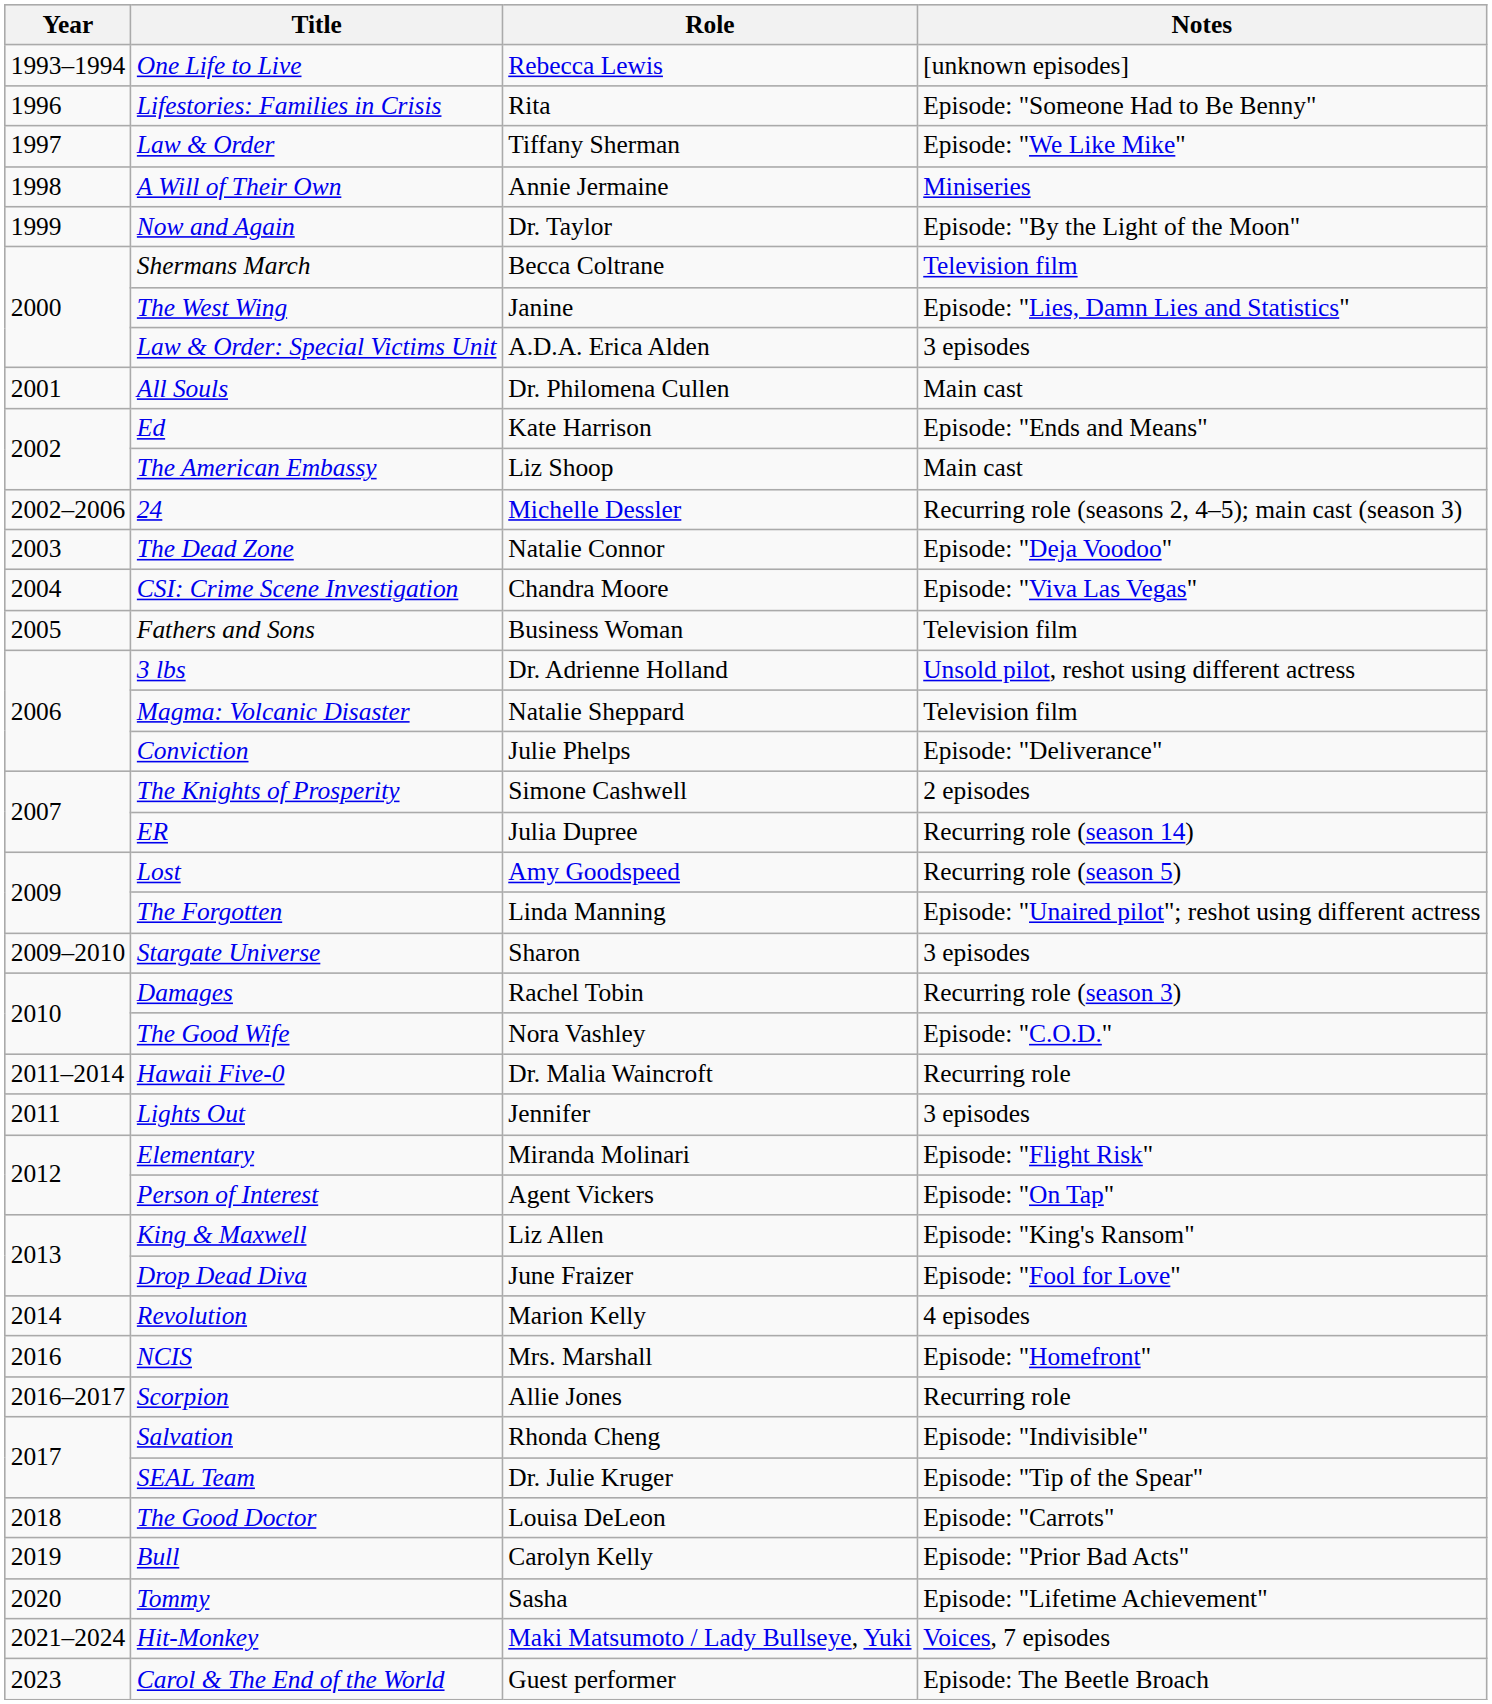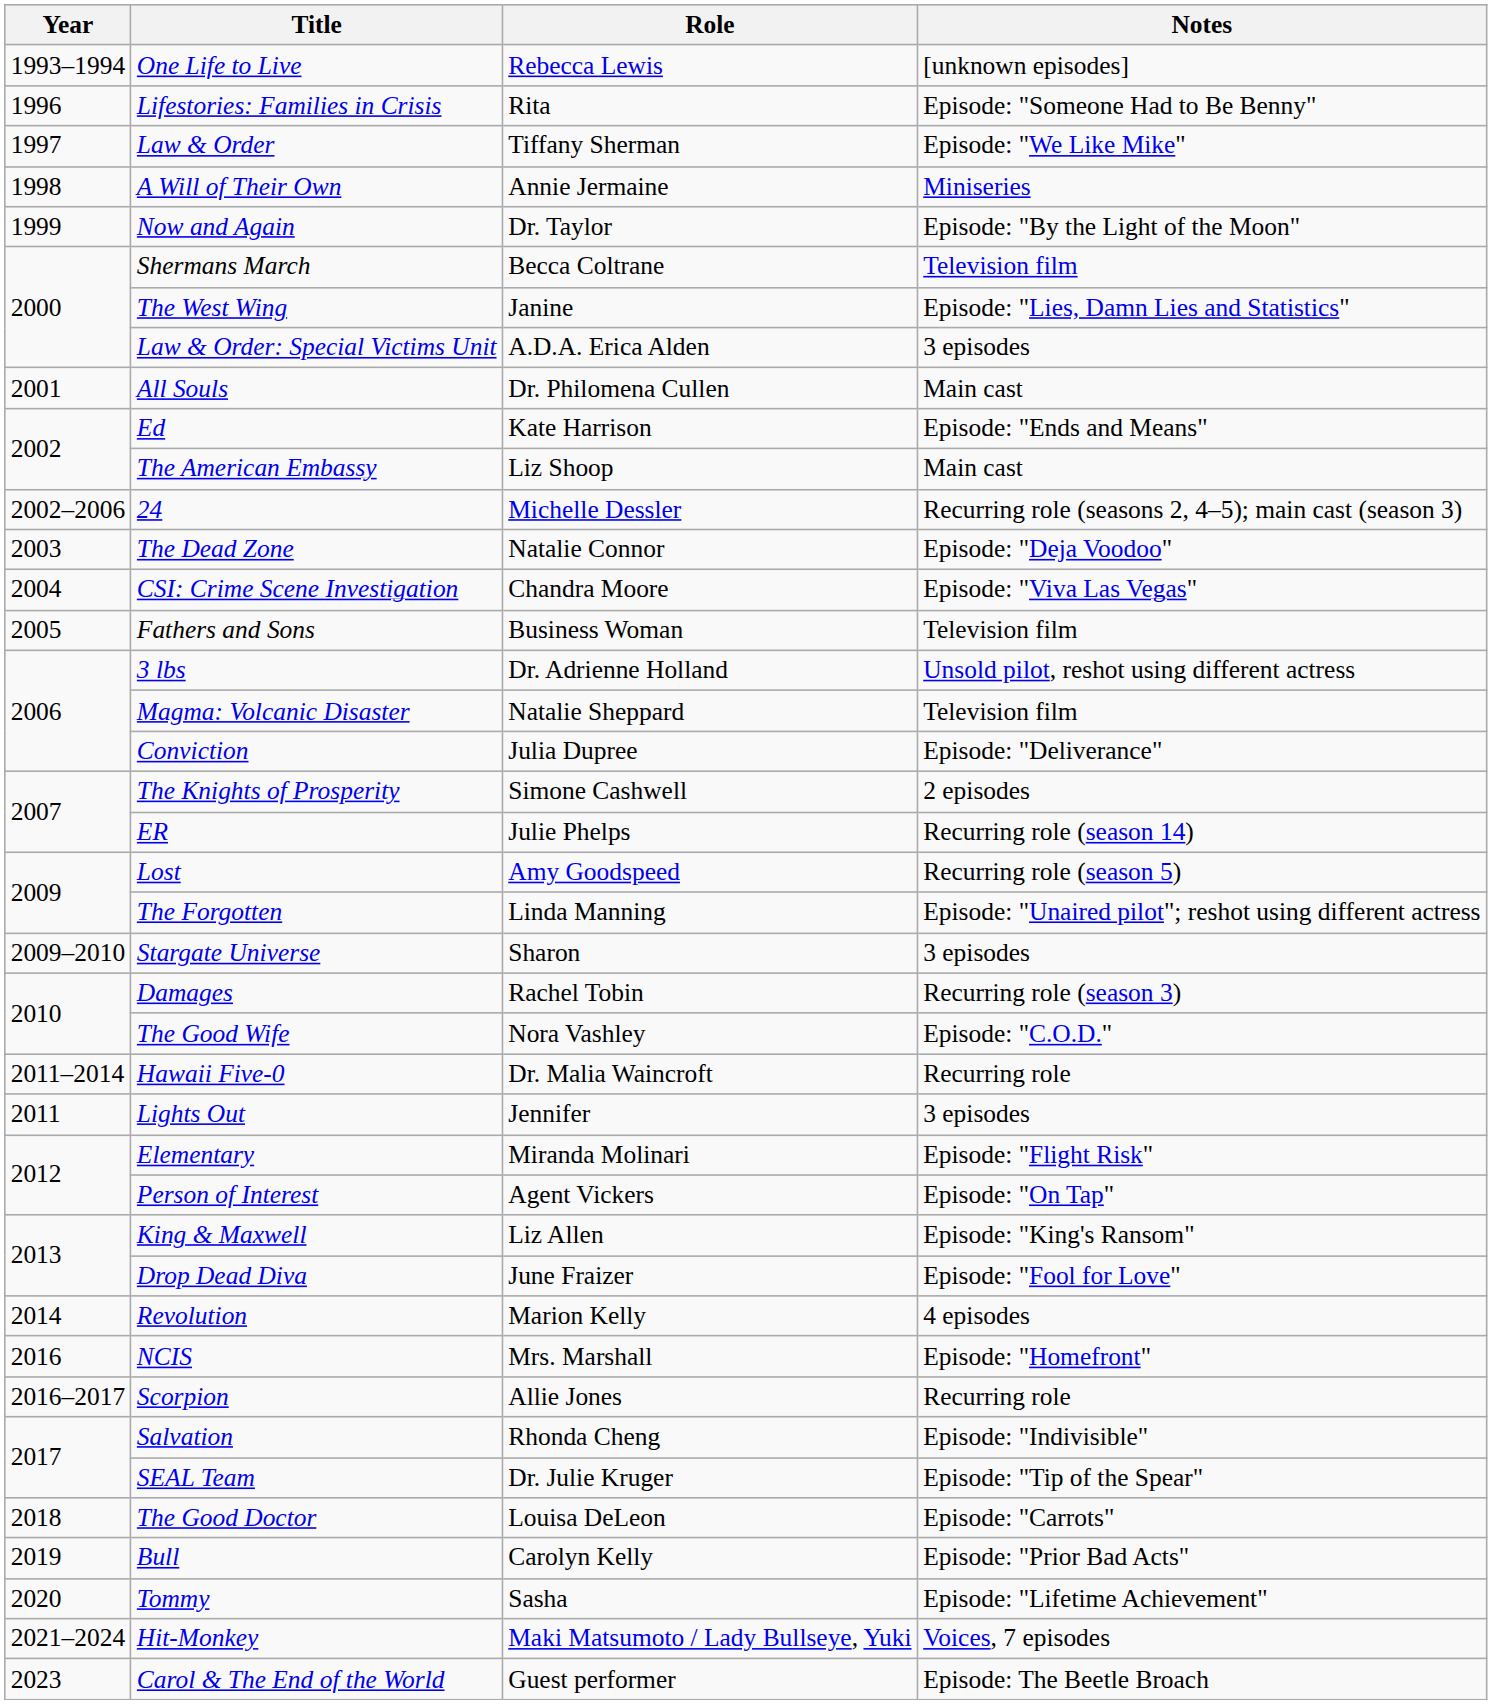(569, 750) Julie Phelps -> (573, 750) Julia Dupree
(573, 831) Julia Dupree -> (569, 831) Julie Phelps
